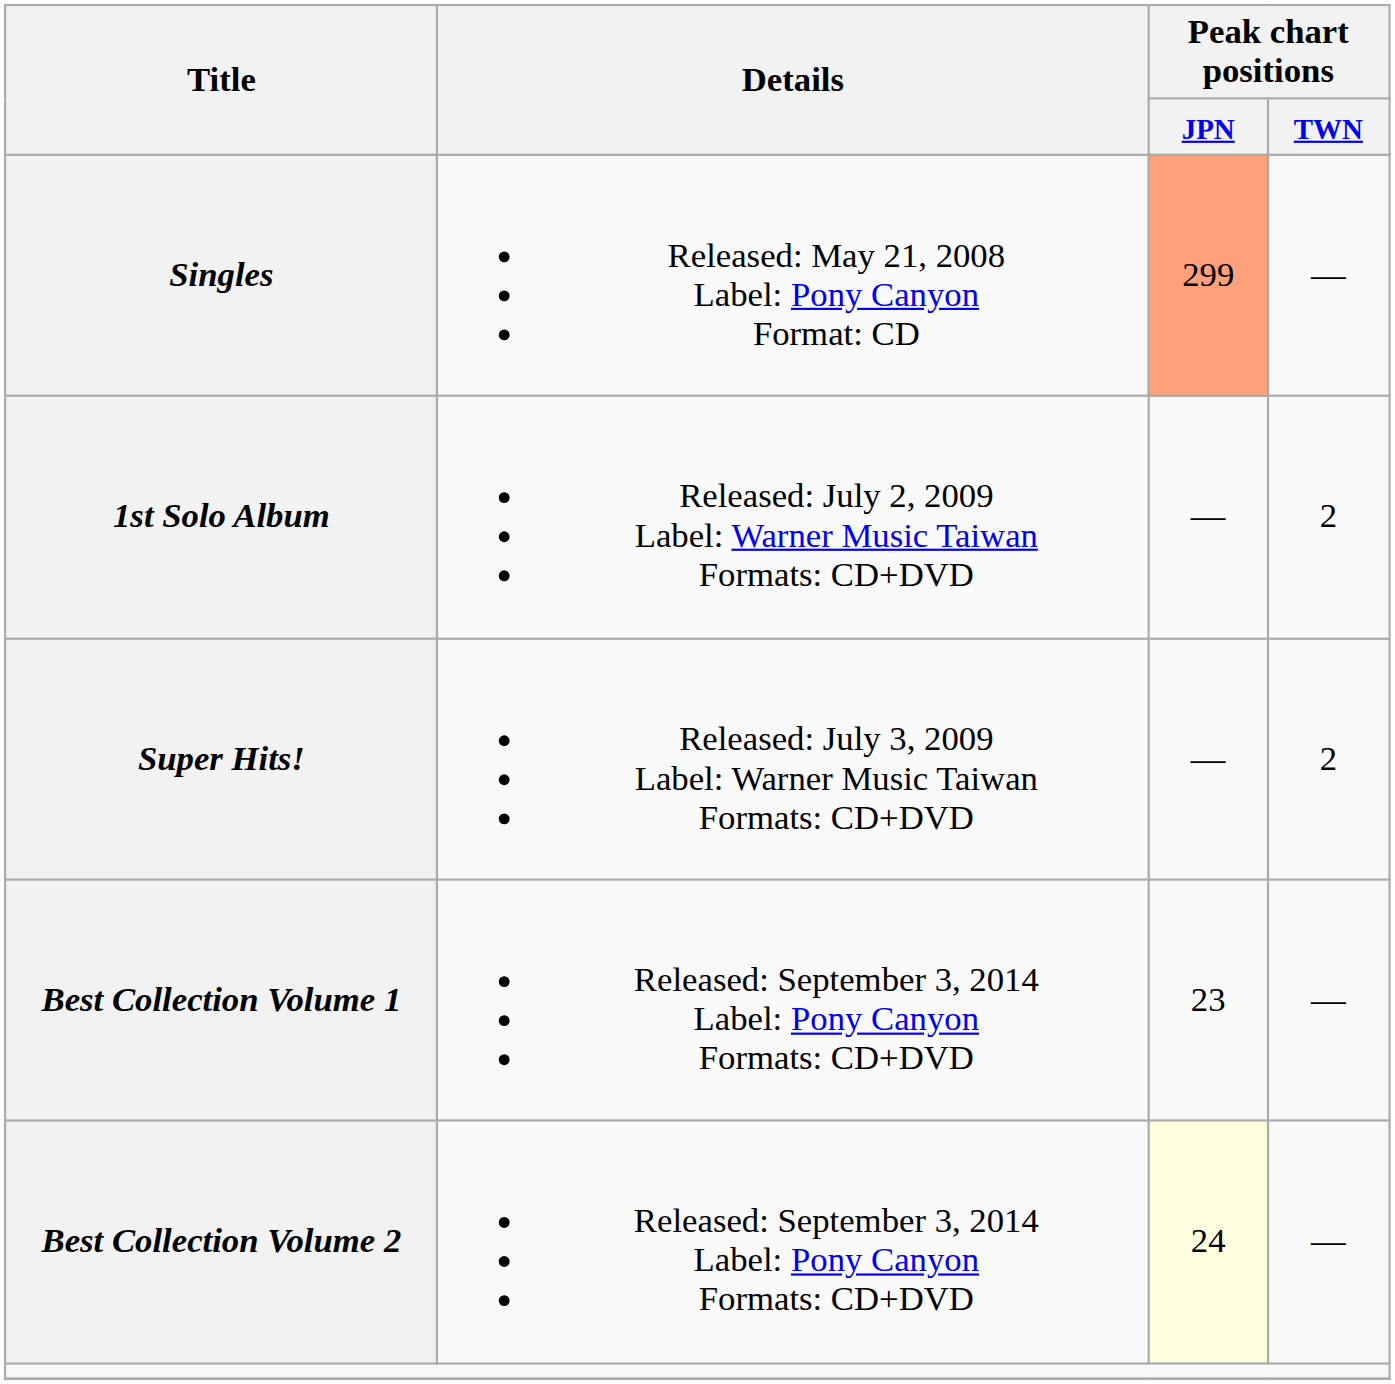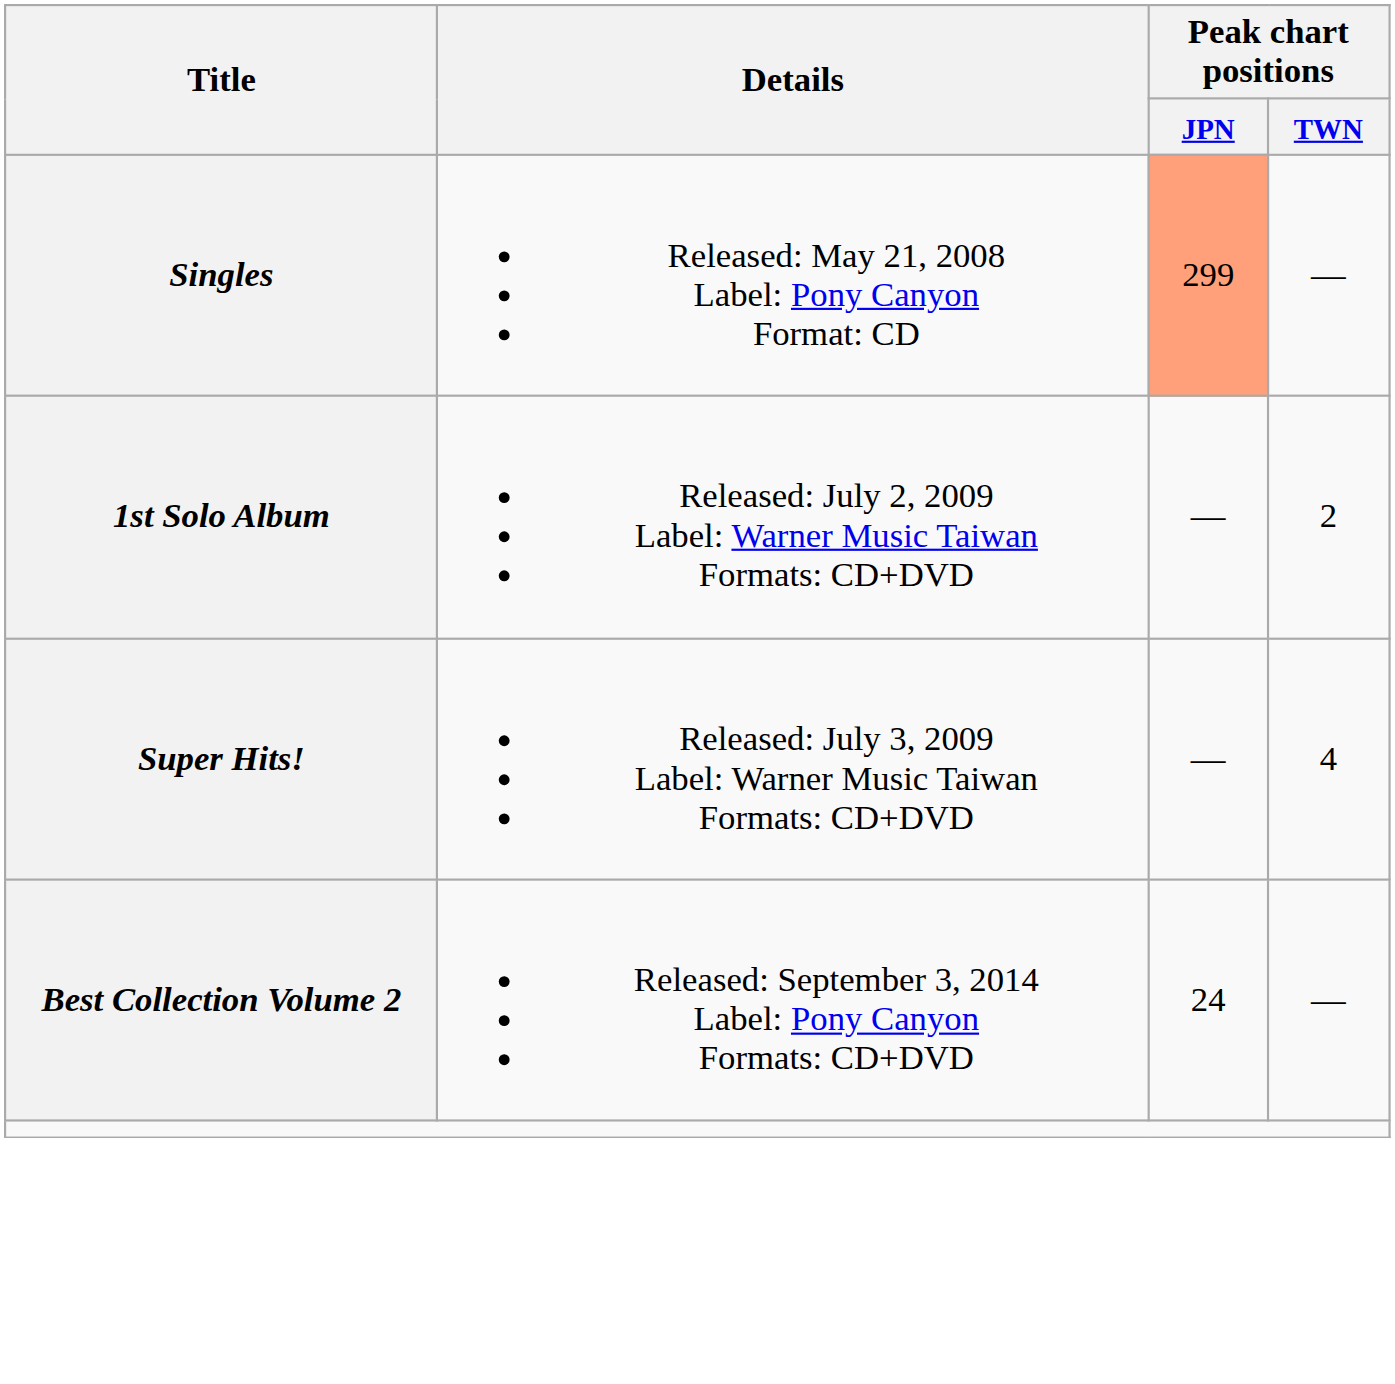(1328, 757) 2 -> (1328, 757) 4
- row: (221, 999)
(1208, 1241) lightyellow background -> (1208, 999) no background
